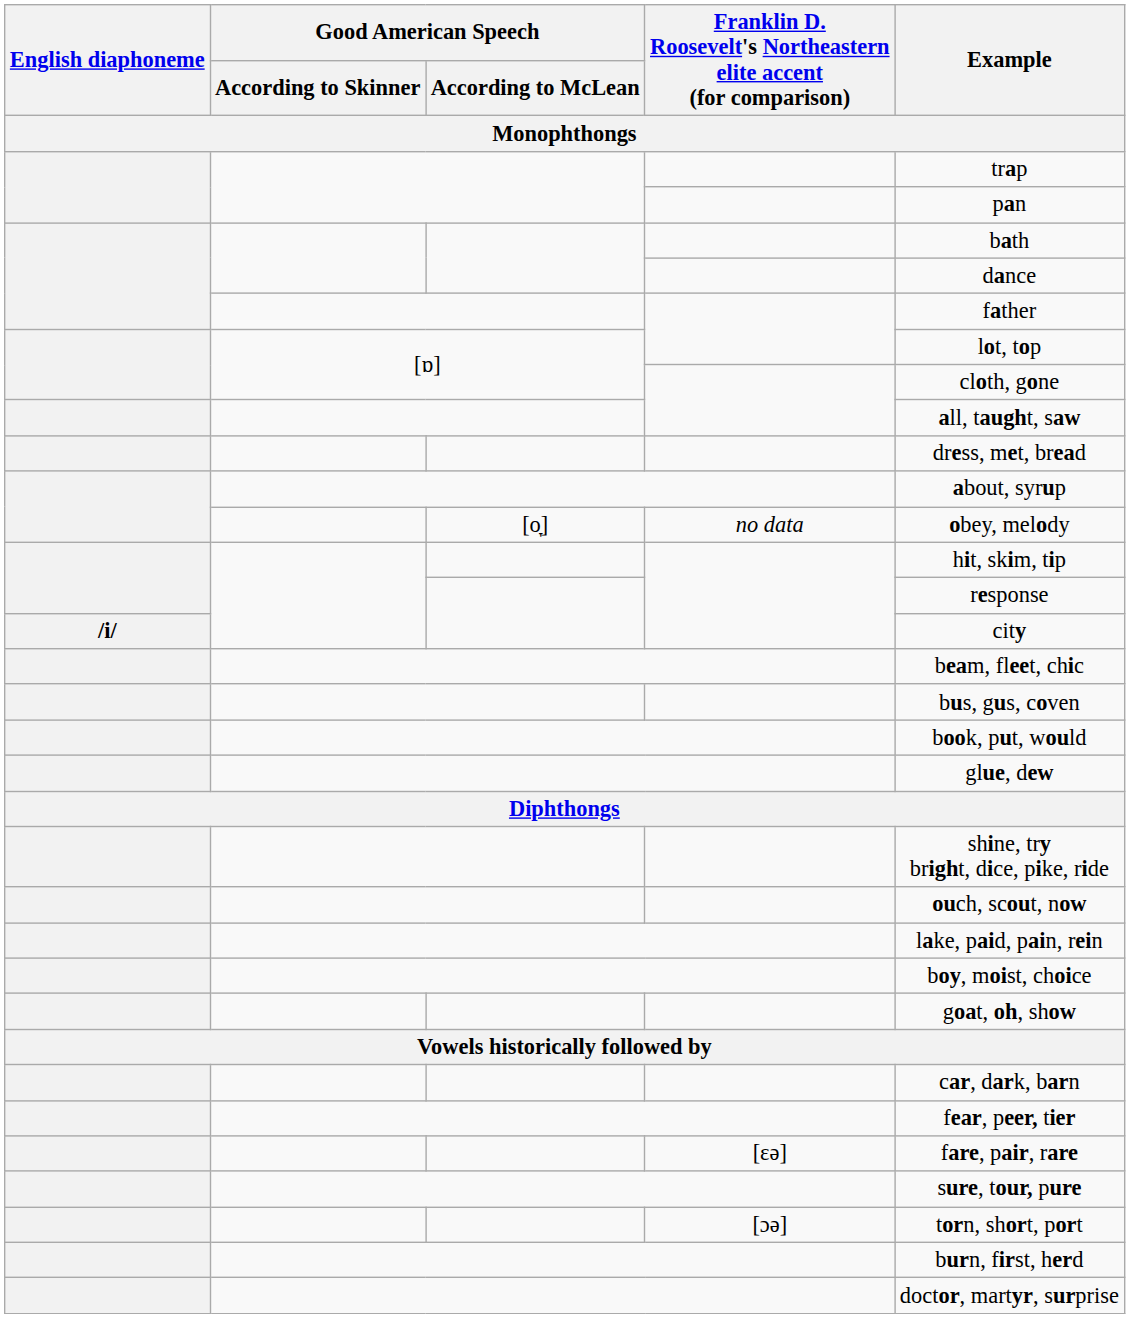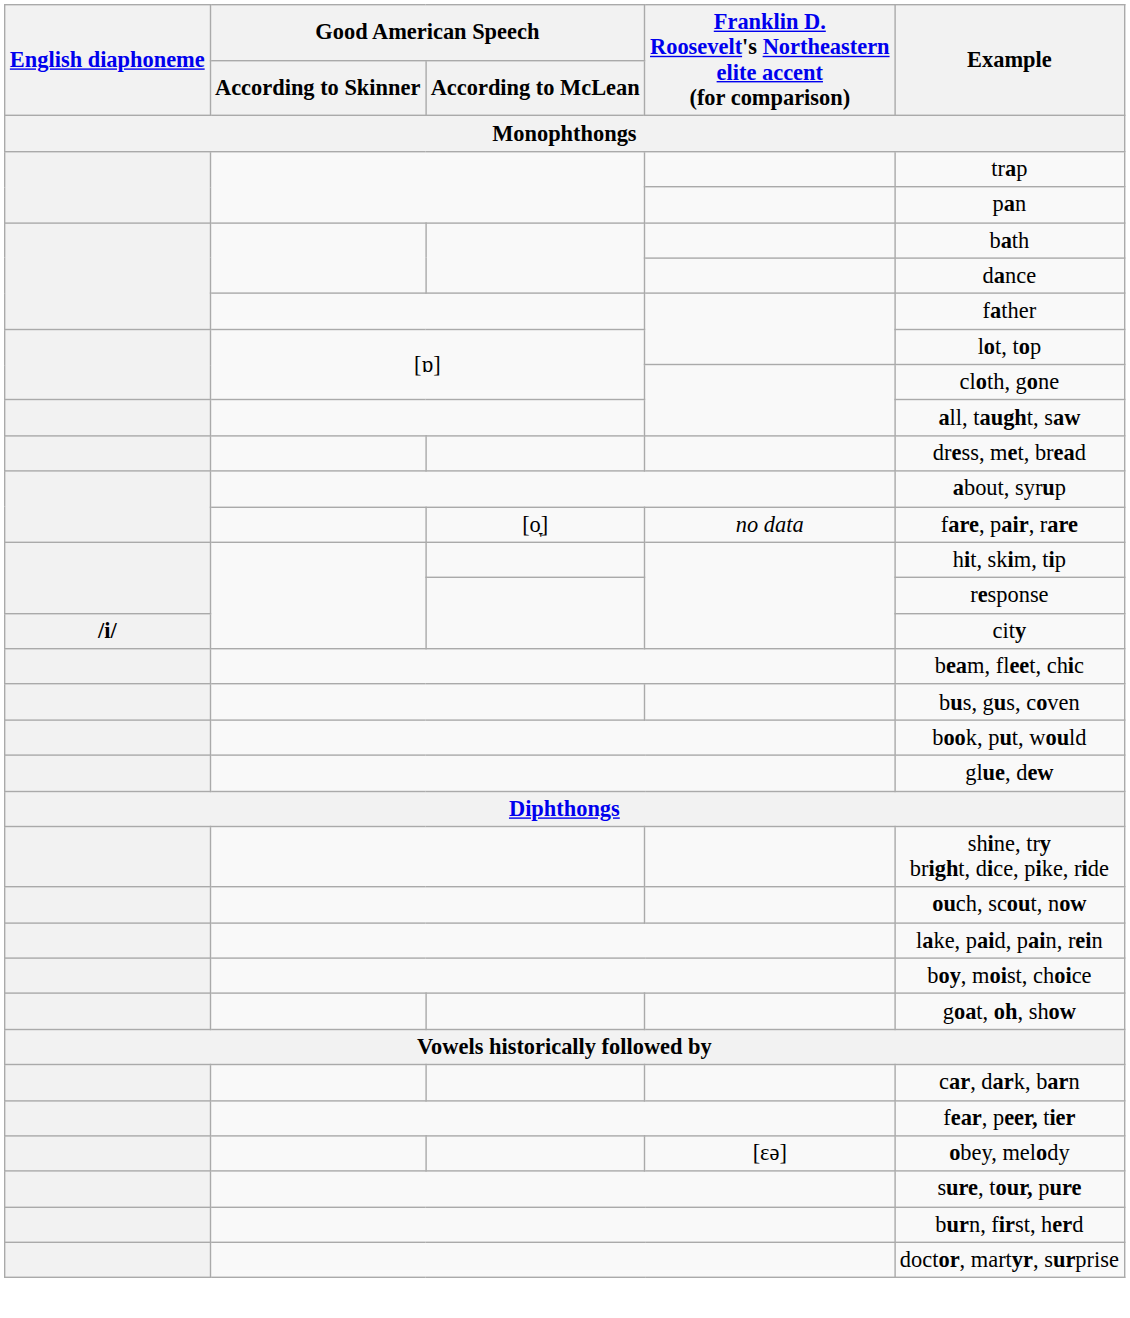(1009, 524) obey, melody -> (1009, 524) fare, pair, rare
(1009, 1153) fare, pair, rare -> (1009, 1153) obey, melody
- row: (535, 1225)
